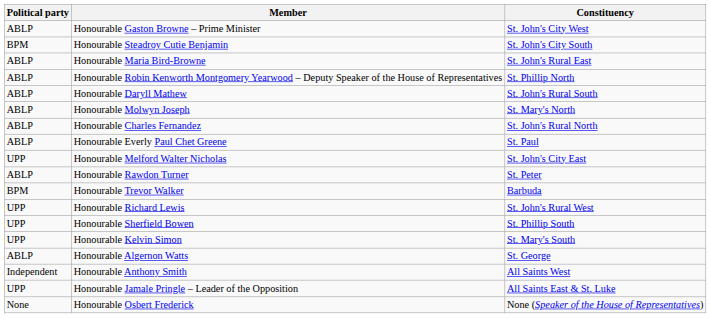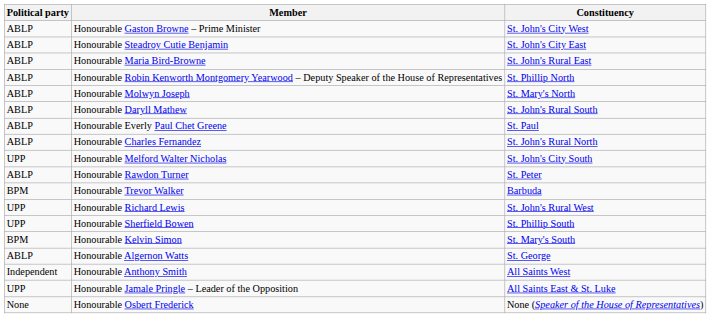(17, 45) BPM -> (20, 45) ABLP
(550, 45) St. John's City South -> (547, 45) St. John's City East
rows swapped: (132, 110) <-> (130, 93)
rows swapped: (150, 142) <-> (137, 126)
(547, 158) St. John's City East -> (550, 158) St. John's City South
(16, 239) UPP -> (17, 239) BPM
